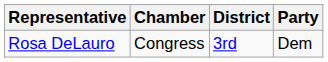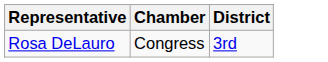- column: (298, 17)
